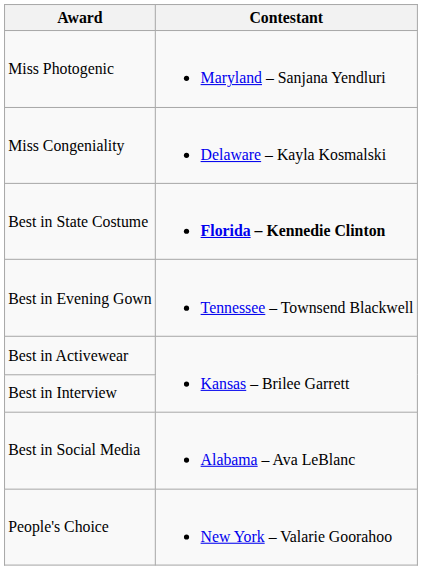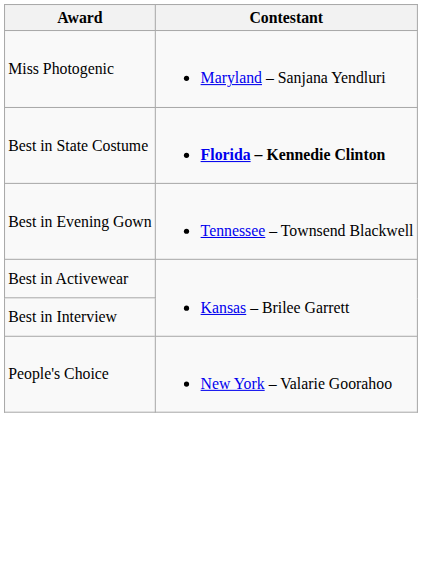- row: (66, 145)
- row: (74, 450)
